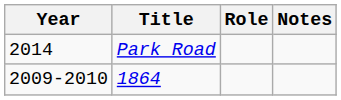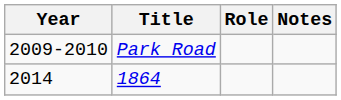(31, 50) 2014 -> (59, 50) 2009-2010
(59, 79) 2009-2010 -> (31, 79) 2014
